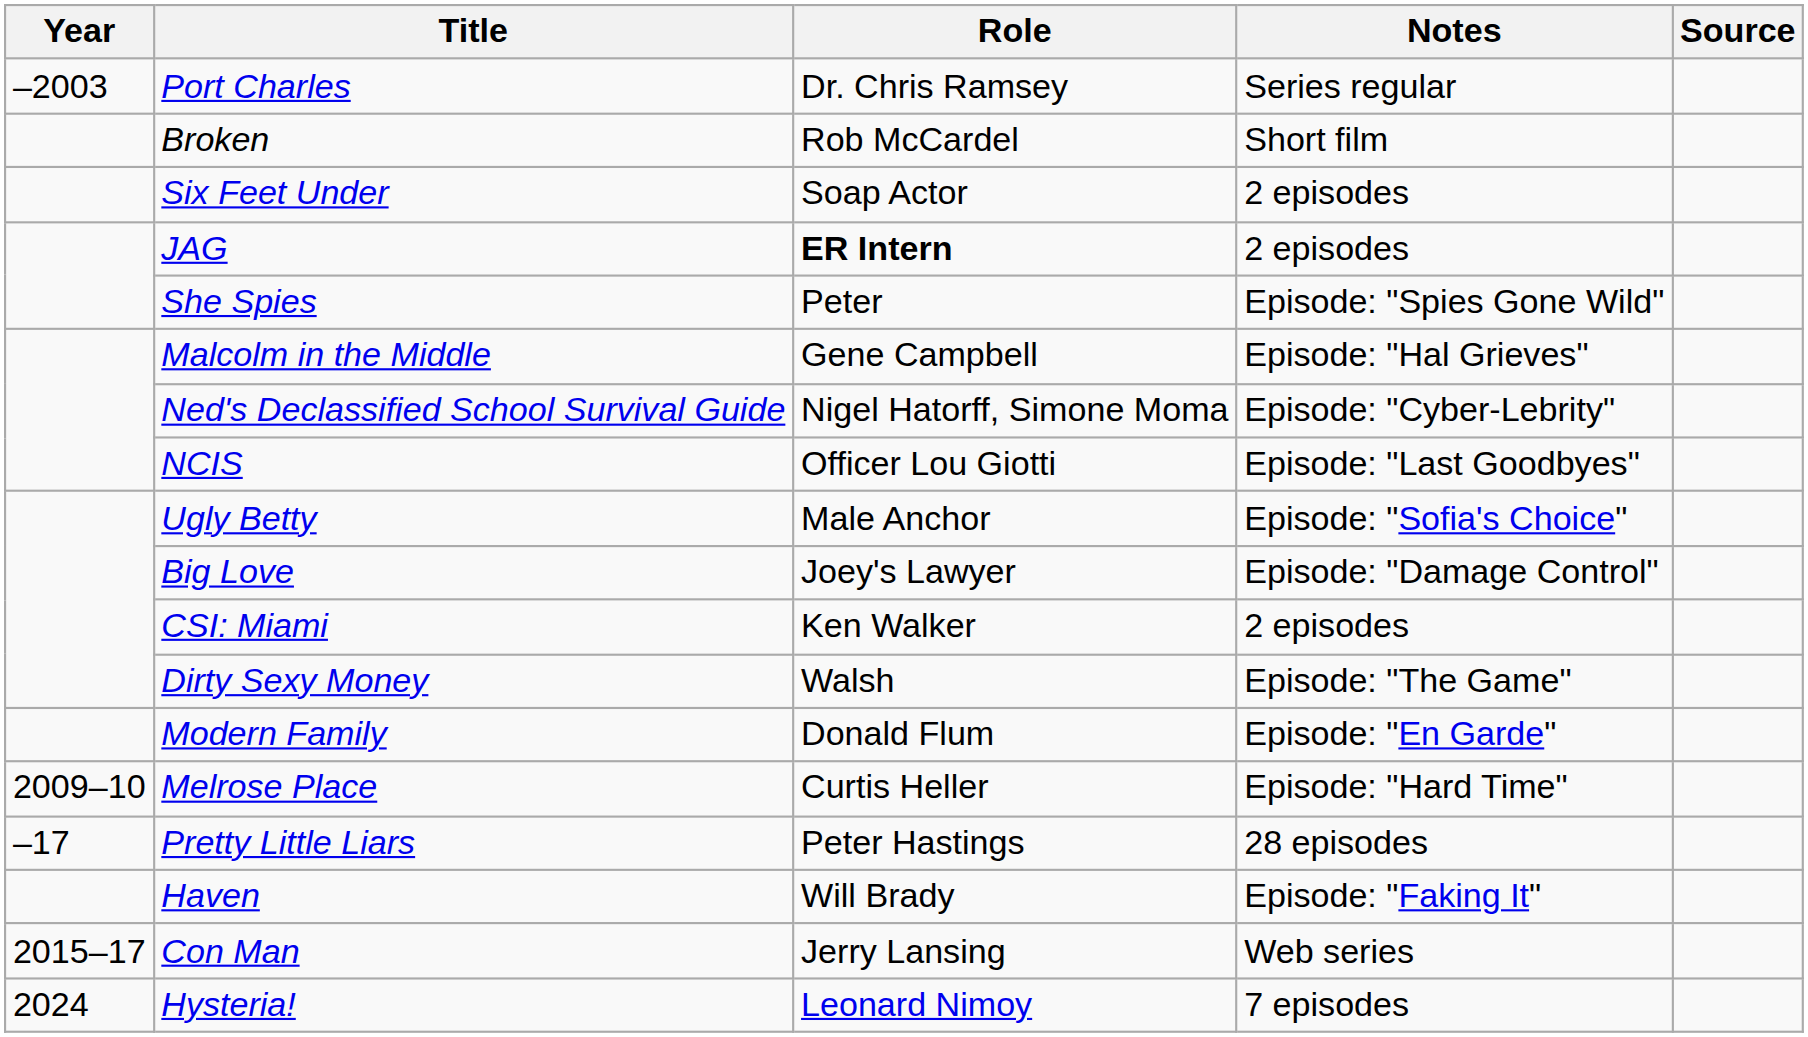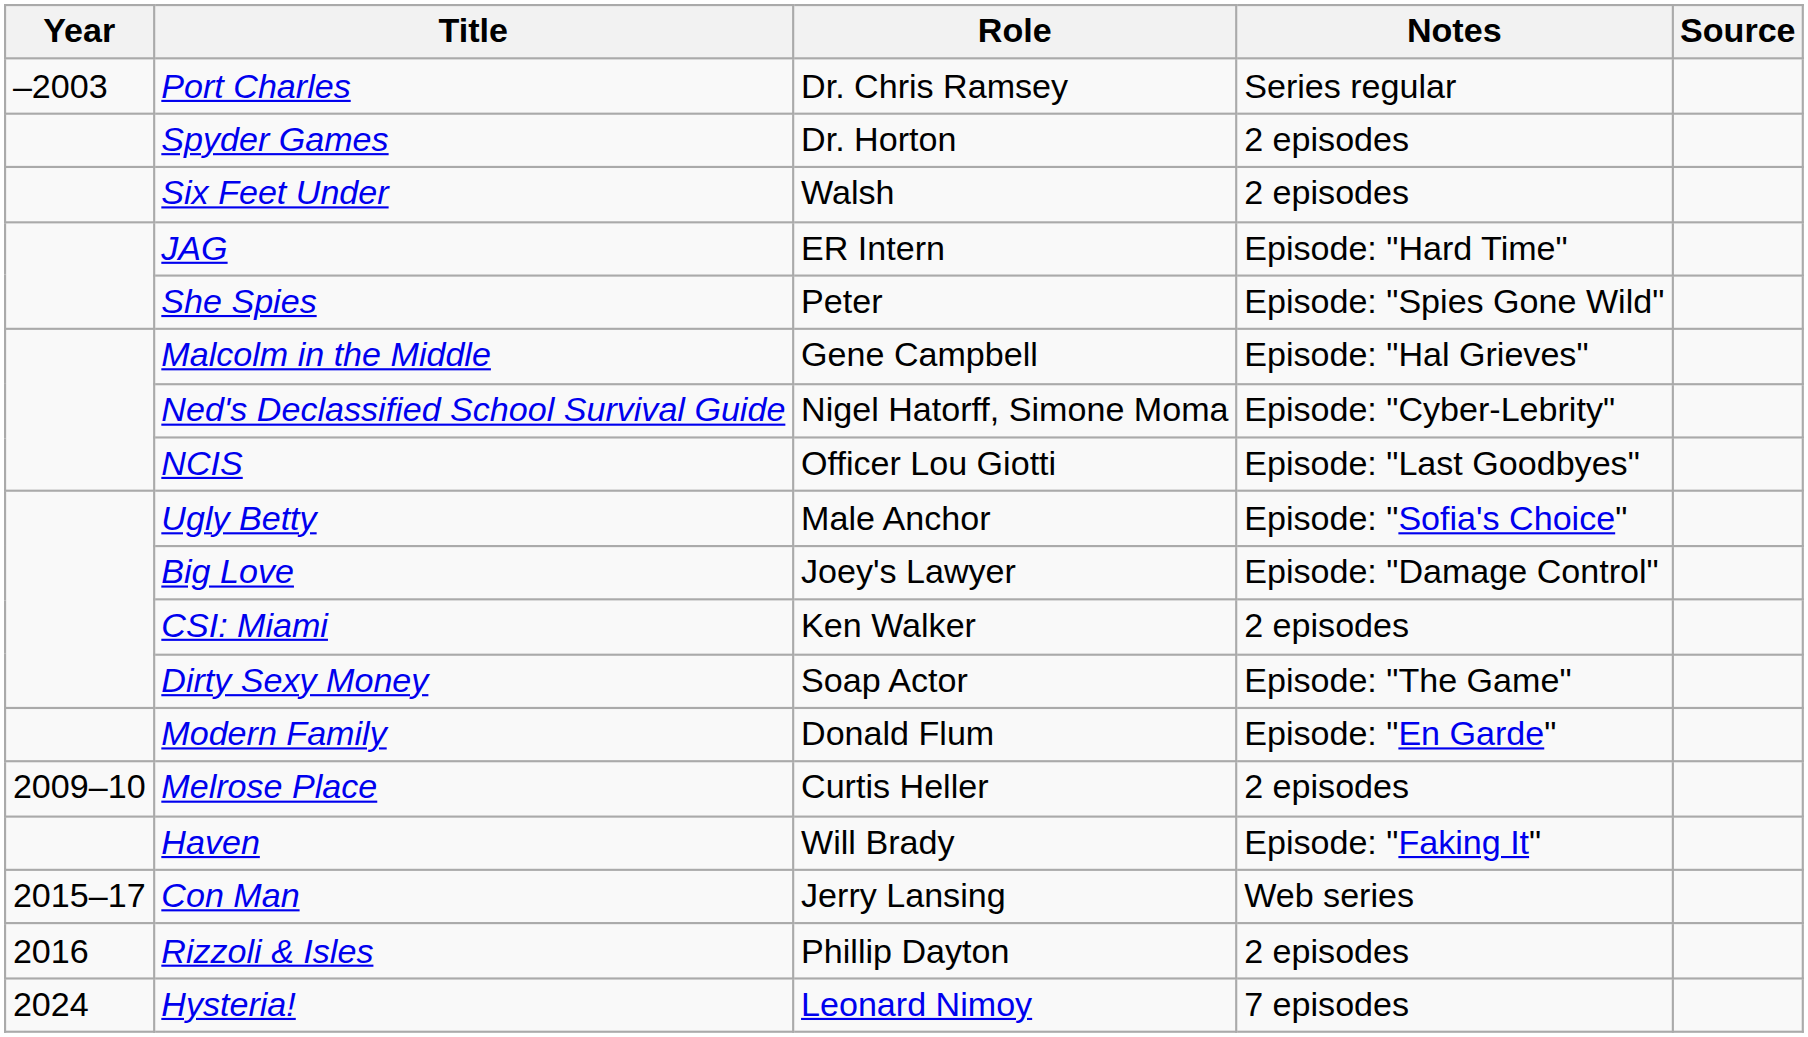- row: (215, 139)
+ row: (275, 139)
(884, 193) Soap Actor -> (848, 193) Walsh
(877, 247) bold -> (873, 247) normal
(1327, 247) 2 episodes -> (1406, 247) Episode: "Hard Time"
(848, 680) Walsh -> (884, 680) Soap Actor
(1406, 788) Episode: "Hard Time" -> (1327, 788) 2 episodes
- row: (288, 842)
+ row: (267, 950)
